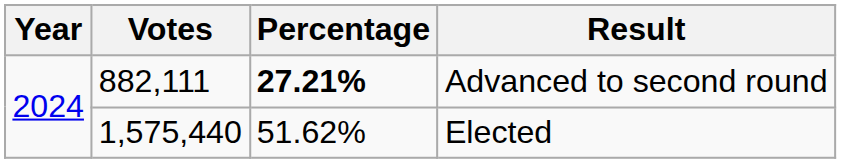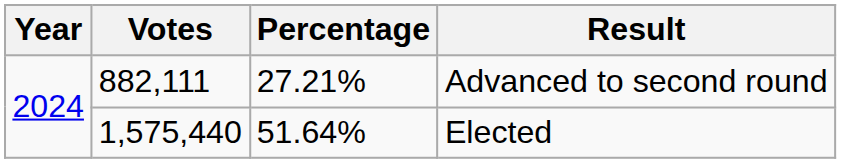(311, 81) bold -> (311, 81) normal
(311, 132) 51.62% -> (311, 132) 51.64%
